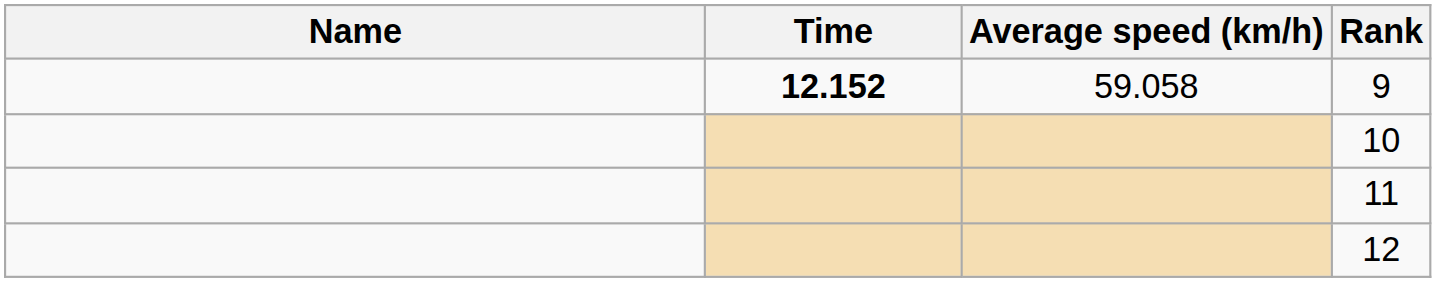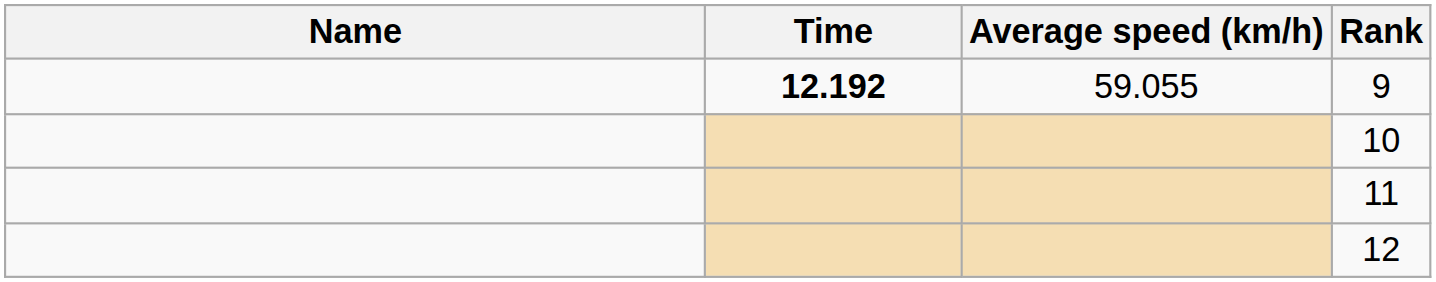(833, 85) 12.152 -> (833, 85) 12.192
(1146, 85) 59.058 -> (1146, 85) 59.055
